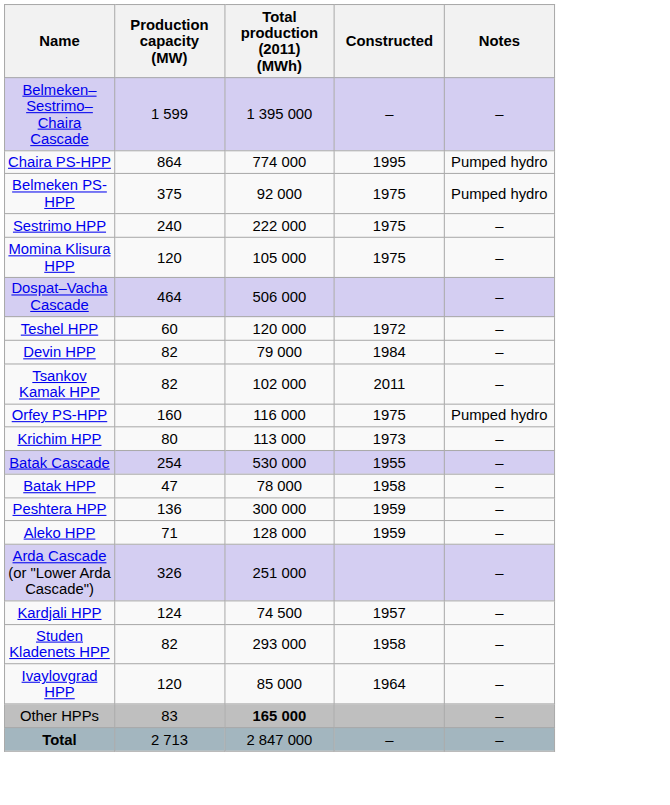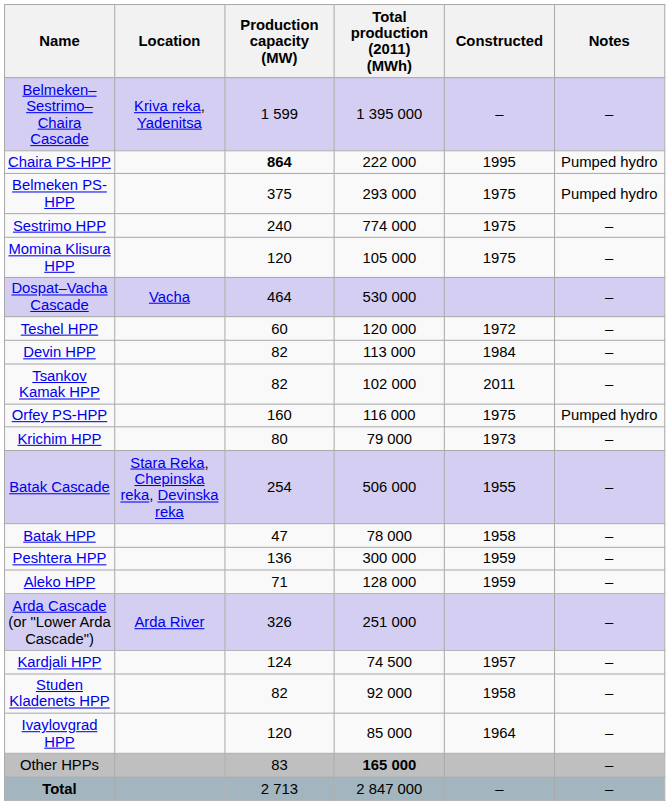+ column: (169, 41)
(169, 162) normal -> (279, 162) bold
(279, 162) 774 000 -> (389, 162) 222 000
(279, 194) 92 000 -> (389, 194) 293 000
(279, 226) 222 000 -> (389, 226) 774 000
(279, 297) 506 000 -> (389, 297) 530 000
(279, 352) 79 000 -> (389, 352) 113 000
(279, 439) 113 000 -> (389, 439) 79 000
(279, 463) 530 000 -> (389, 487) 506 000
(279, 644) 293 000 -> (389, 694) 92 000
